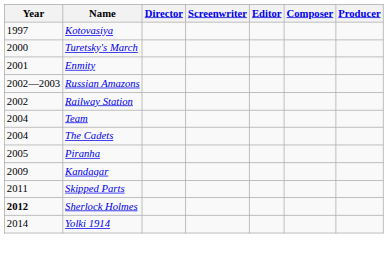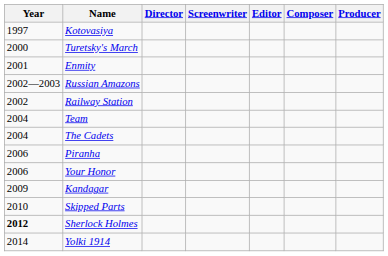(18, 154) 2005 -> (18, 154) 2006
+ row: (90, 171)
(17, 189) 2011 -> (18, 207) 2010
